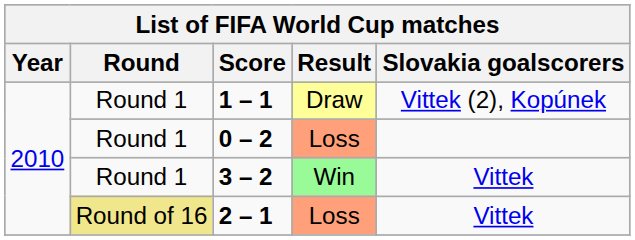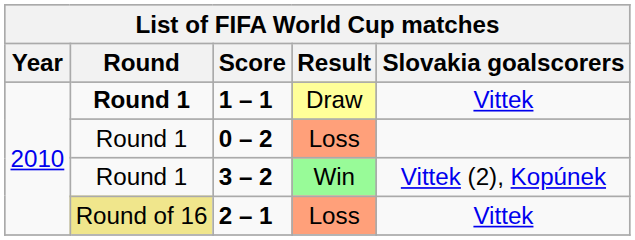(142, 101) normal -> (141, 101) bold
(503, 101) Vittek (2), Kopúnek -> (503, 101) Vittek
(503, 177) Vittek -> (503, 177) Vittek (2), Kopúnek
